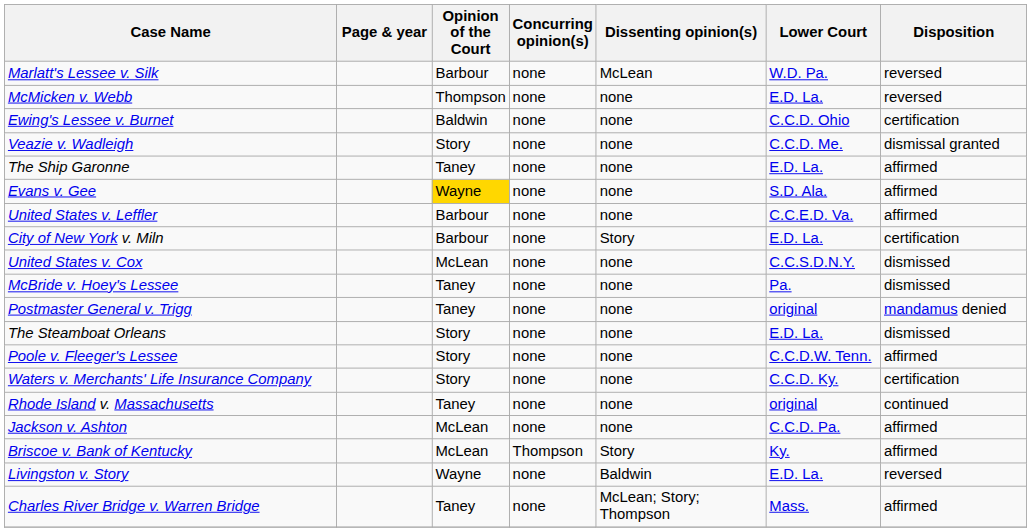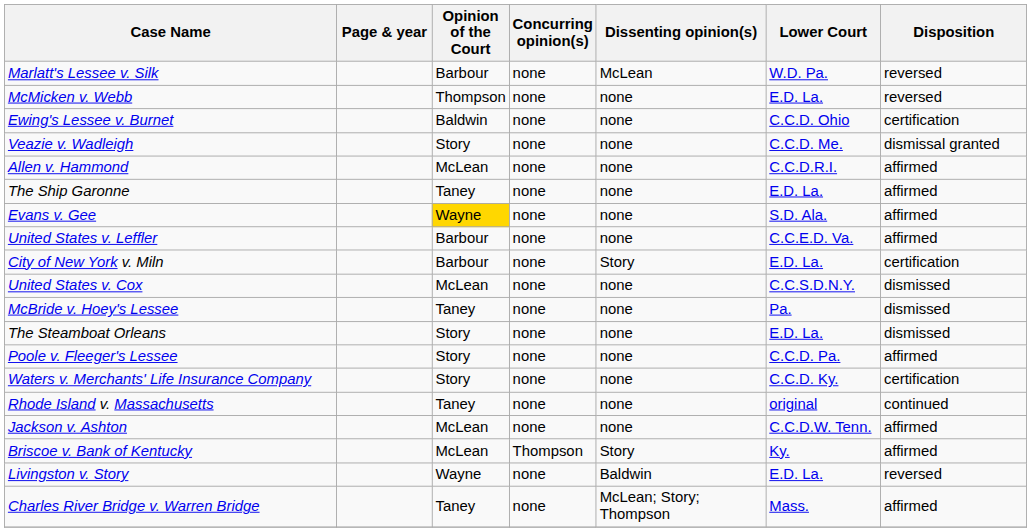+ row: (68, 167)
- row: (100, 309)
(820, 356) C.C.D.W. Tenn. -> (805, 356) C.C.D. Pa.
(805, 427) C.C.D. Pa. -> (820, 427) C.C.D.W. Tenn.
